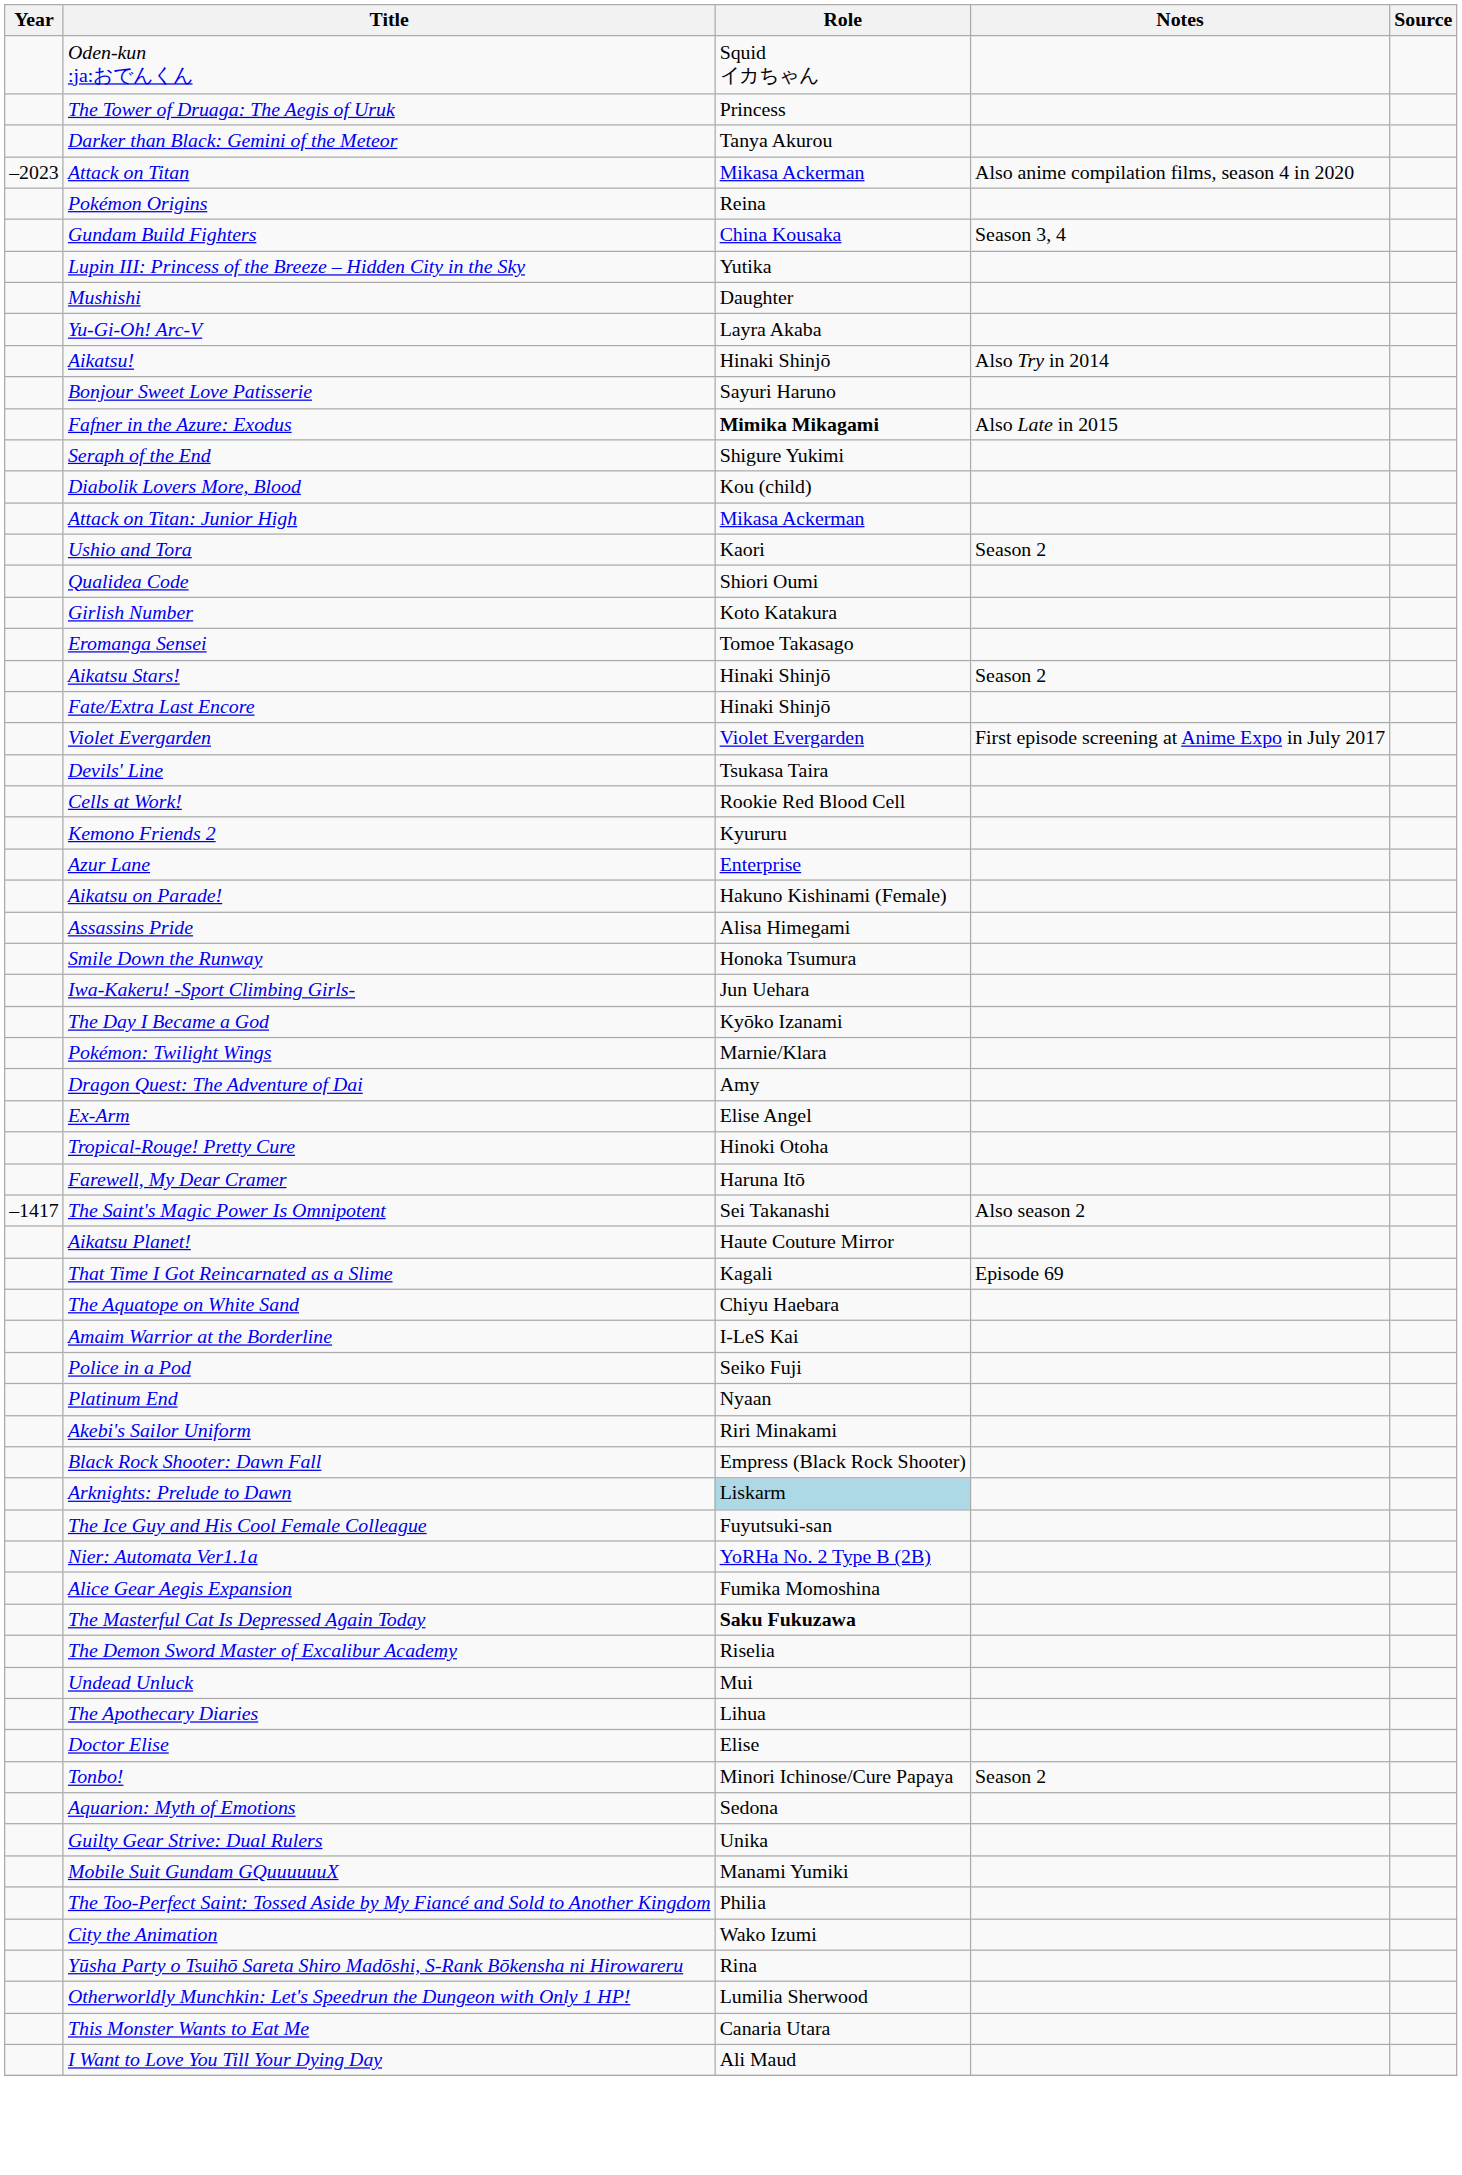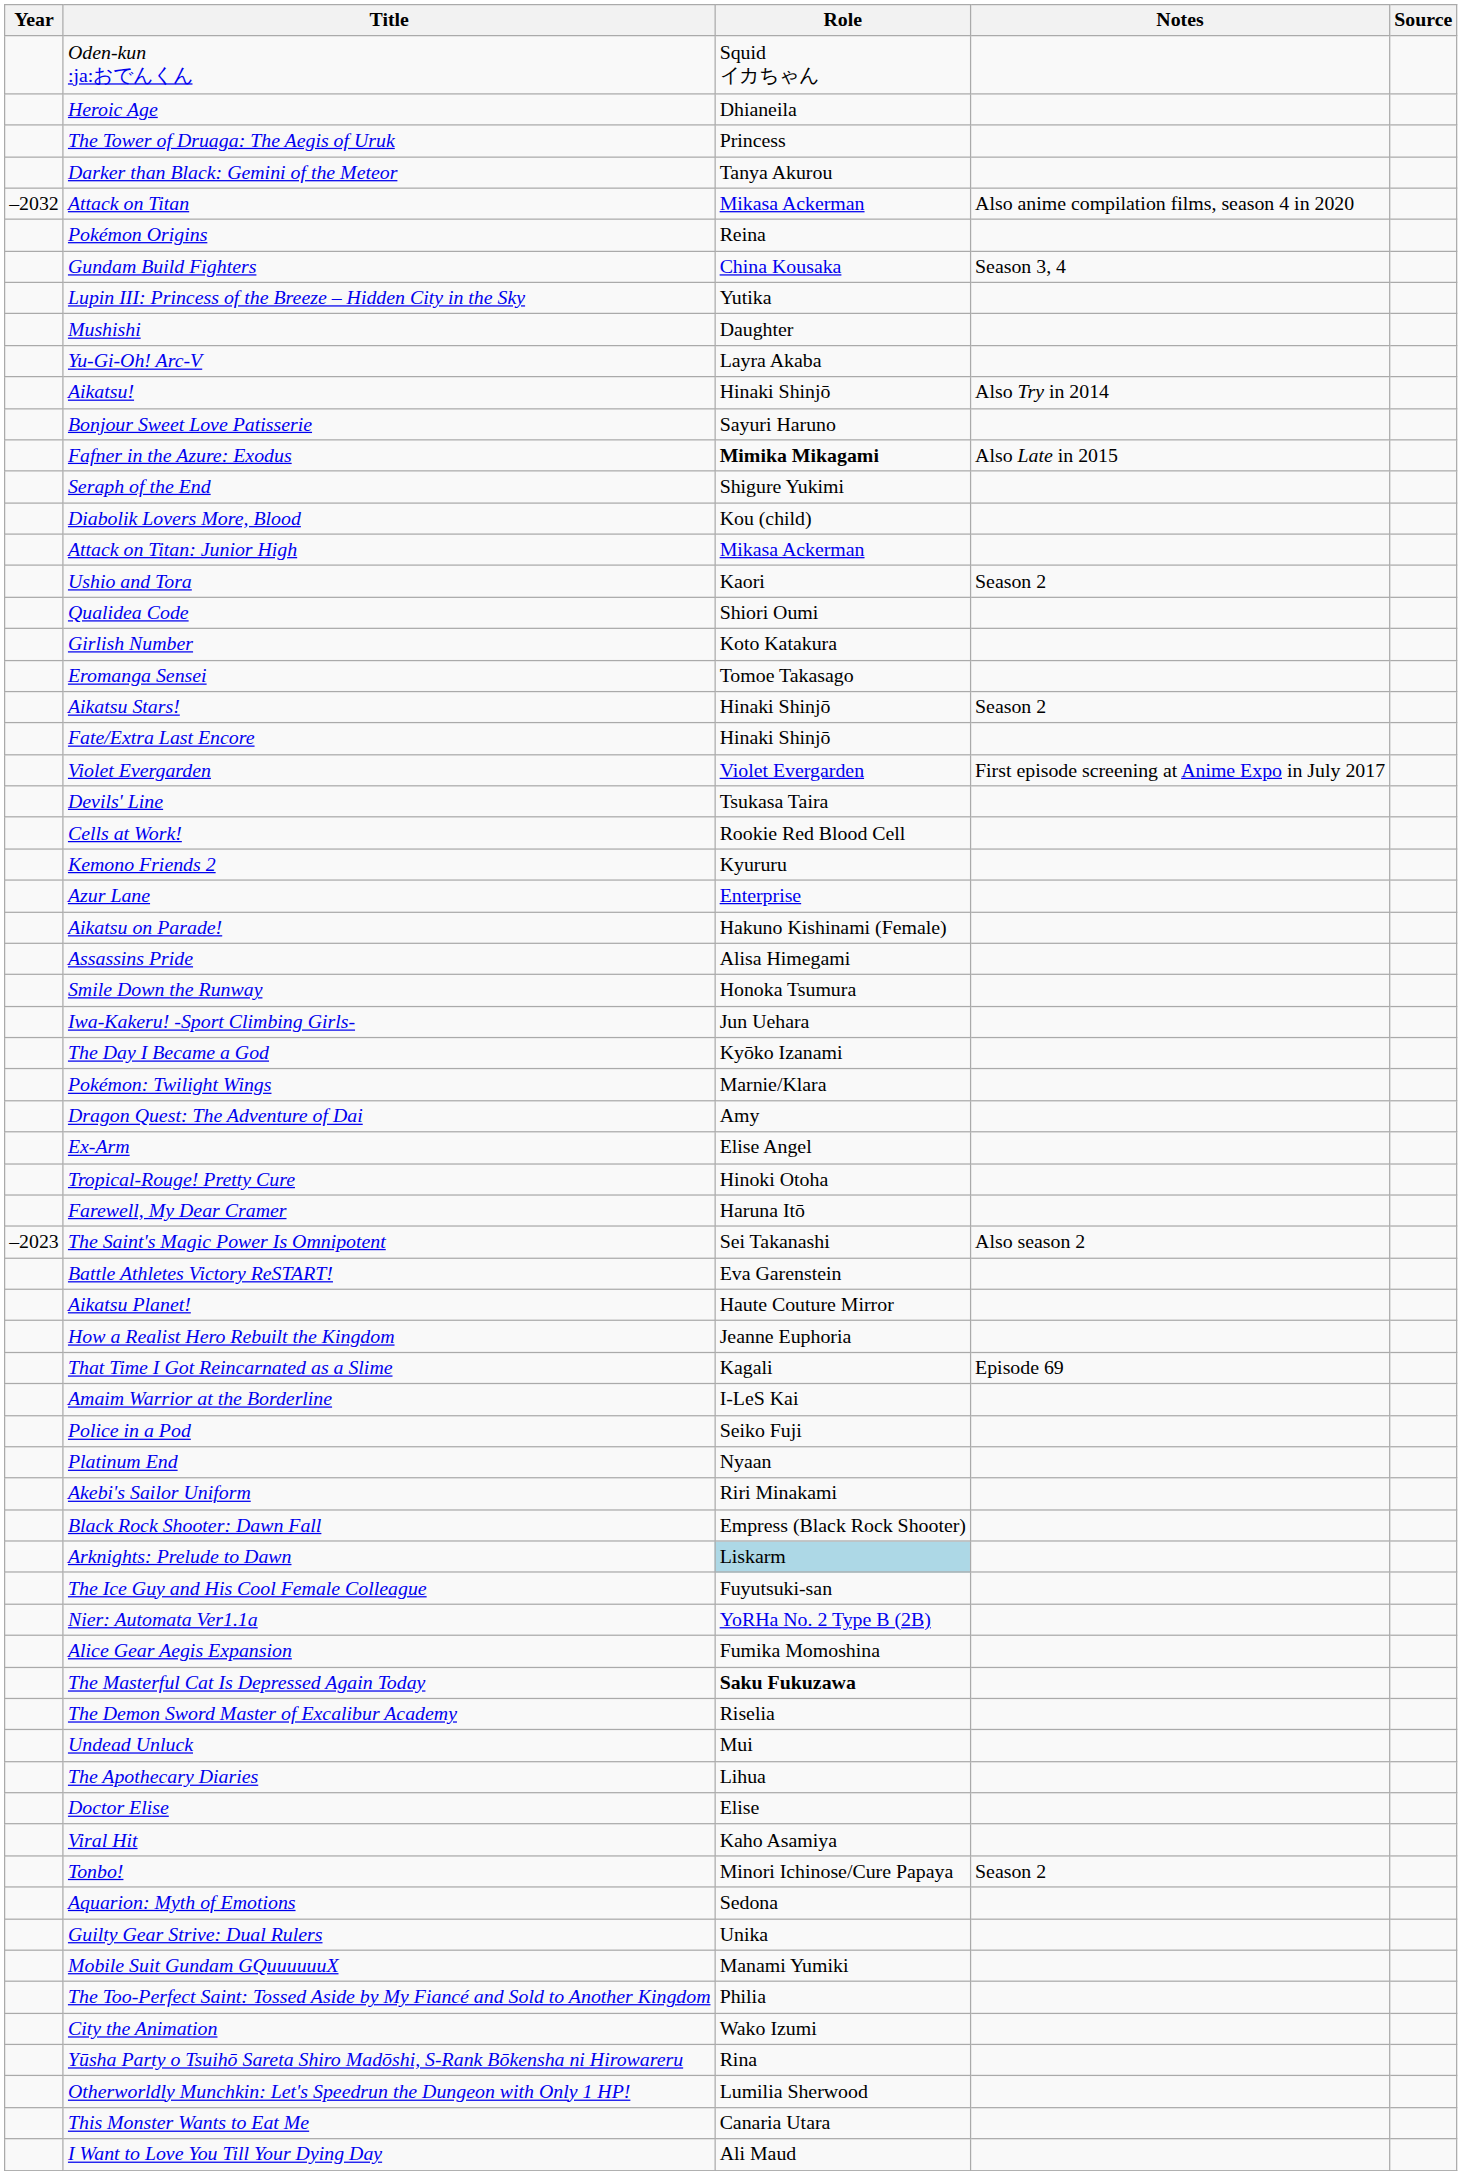+ row: (113, 109)
(34, 172) –2023 -> (34, 203) –2032
(34, 1210) –1417 -> (34, 1241) –2023
+ row: (200, 1273)
+ row: (231, 1336)
- row: (183, 1304)
+ row: (103, 1839)
